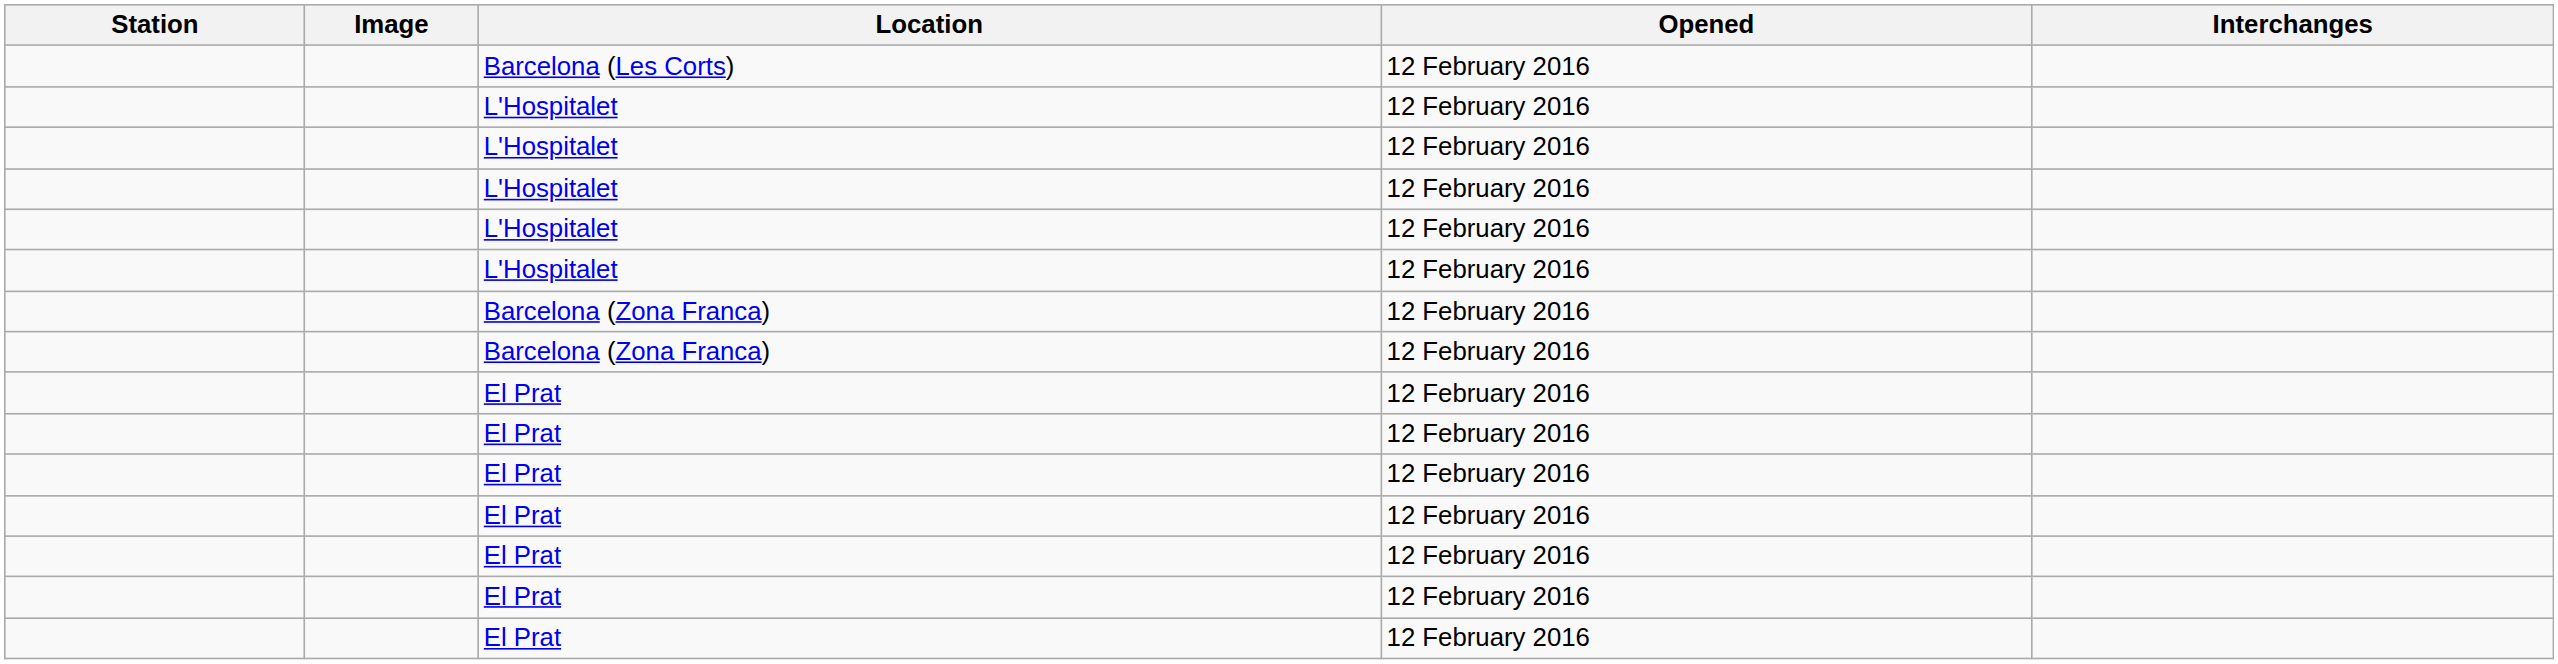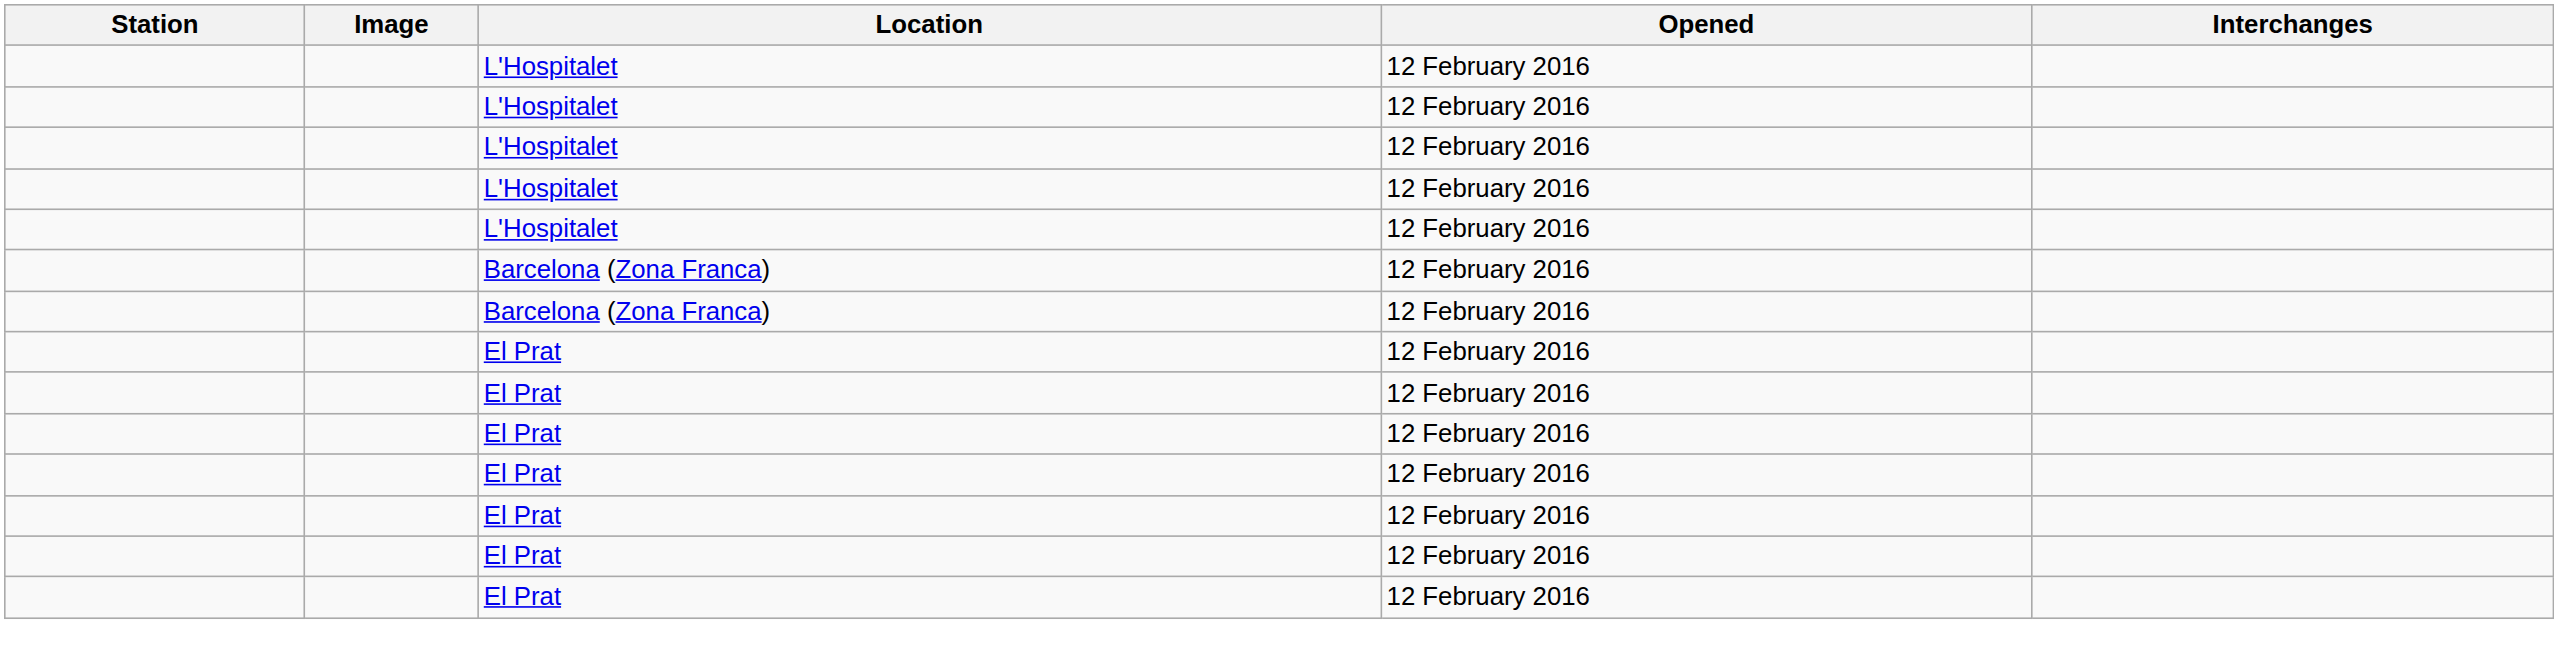- row: (155, 66)
